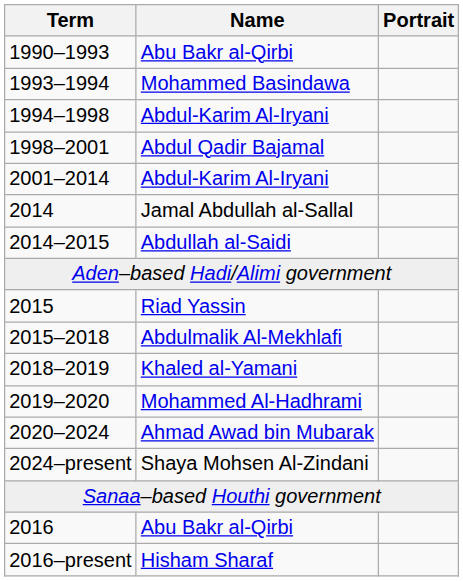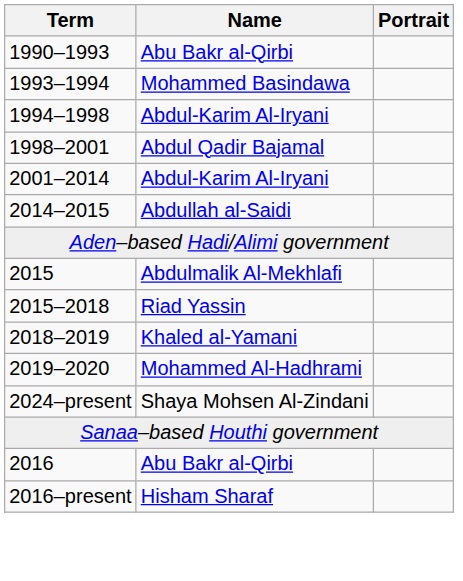- row: (31, 210)
(193, 305) Riad Yassin -> (241, 274) Abdulmalik Al-Mekhlafi
(241, 337) Abdulmalik Al-Mekhlafi -> (193, 305) Riad Yassin
- row: (59, 432)
